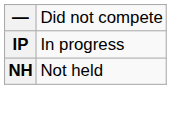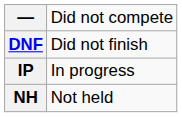+ row: (26, 44)
